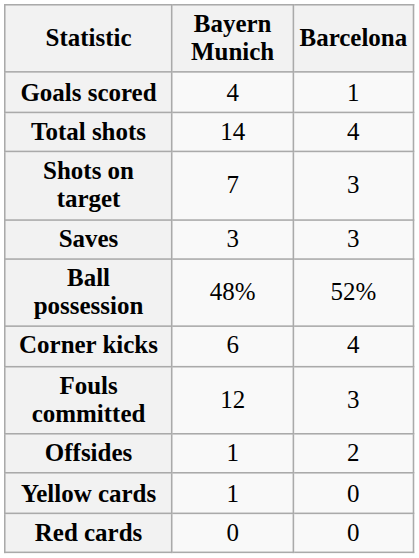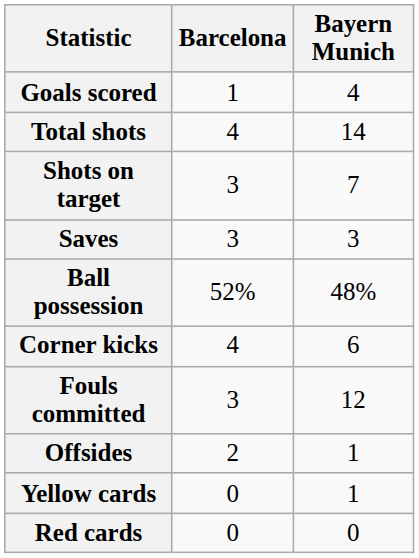columns swapped: (353, 38) <-> (233, 38)
